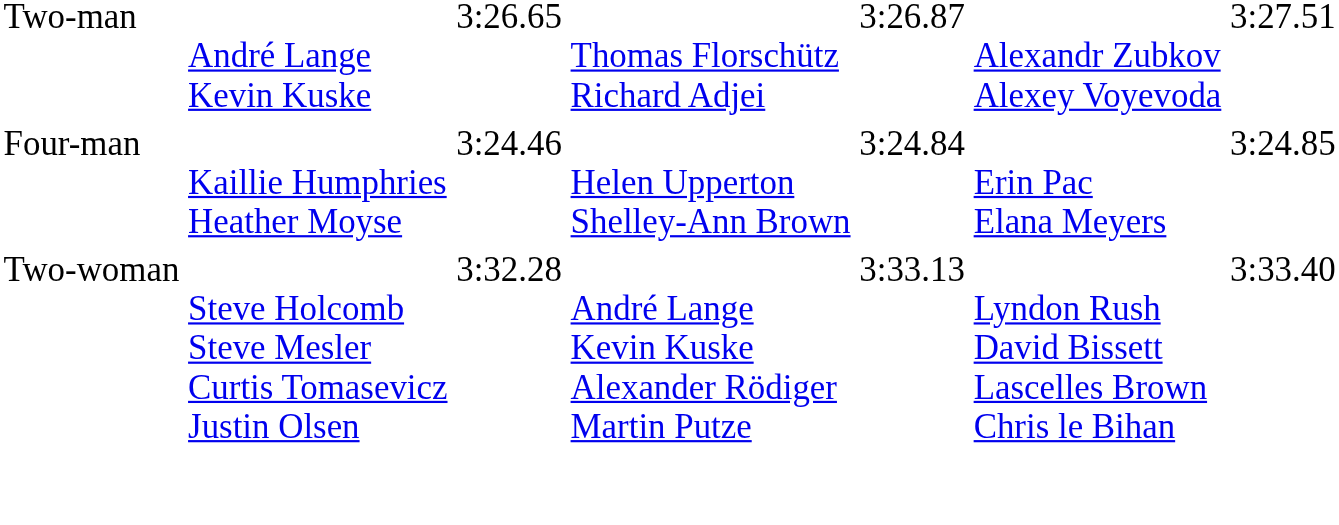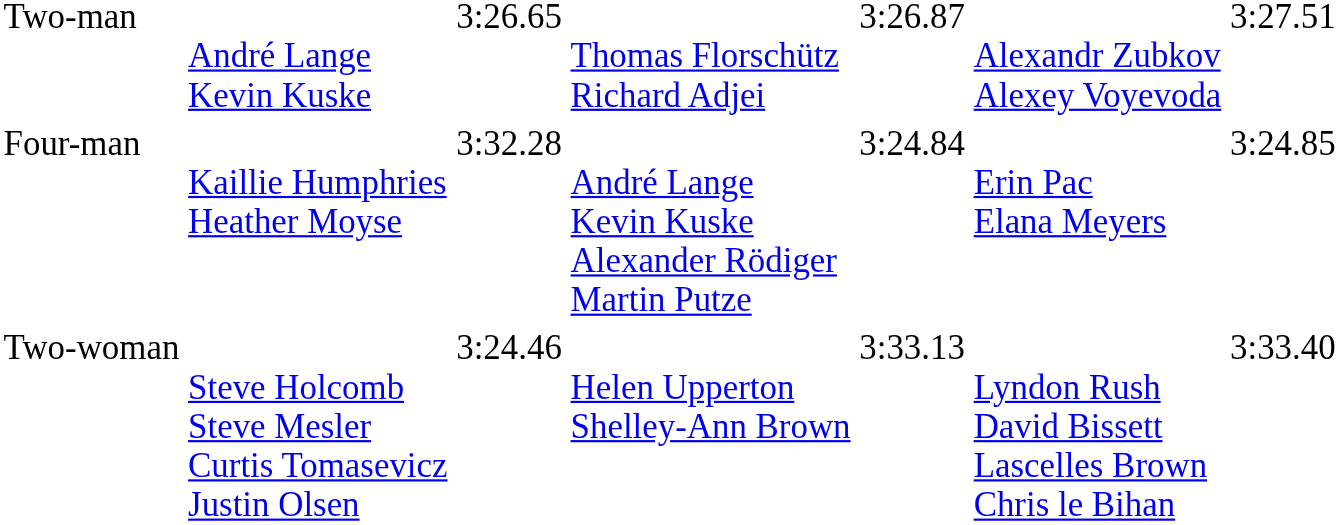(509, 143) 3:24.46 -> (509, 143) 3:32.28
(711, 201) Helen Upperton Shelley-Ann Brown -> (704, 241) André Lange Kevin Kuske Alexander Rödiger Martin Putze
(509, 269) 3:32.28 -> (509, 347) 3:24.46
(704, 367) André Lange Kevin Kuske Alexander Rödiger Martin Putze -> (711, 406) Helen Upperton Shelley-Ann Brown
